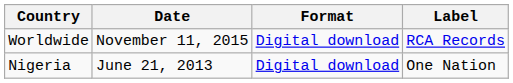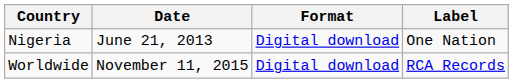rows swapped: (40, 65) <-> (49, 41)
